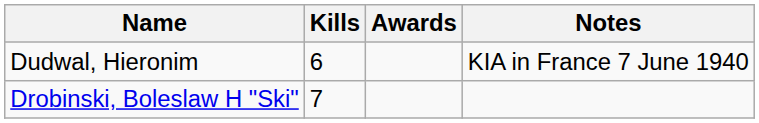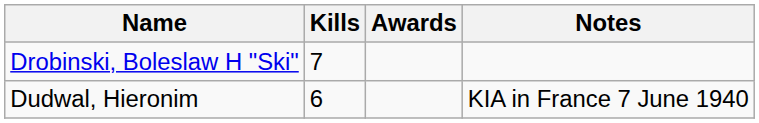rows swapped: (155, 99) <-> (104, 61)
